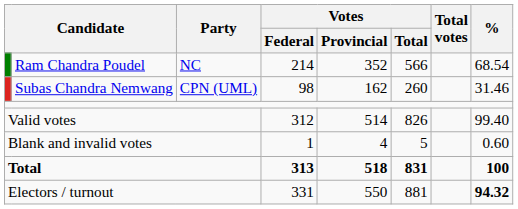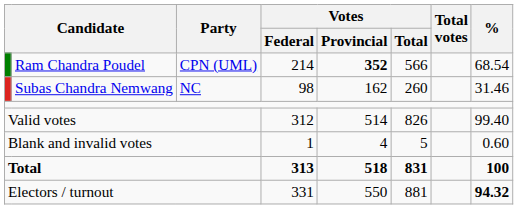(190, 64) NC -> (219, 64) CPN (UML)
(376, 64) normal -> (376, 64) bold
(219, 88) CPN (UML) -> (190, 88) NC
